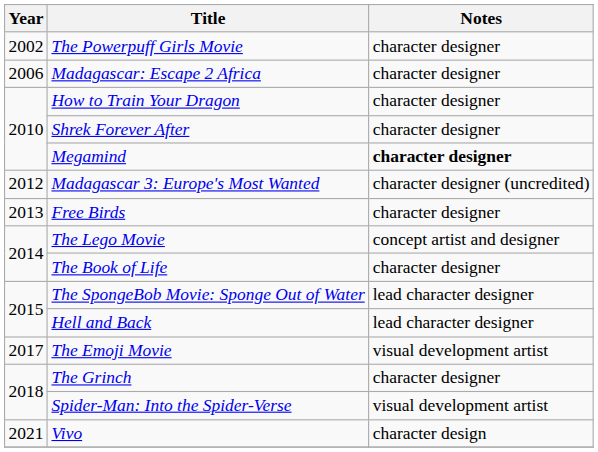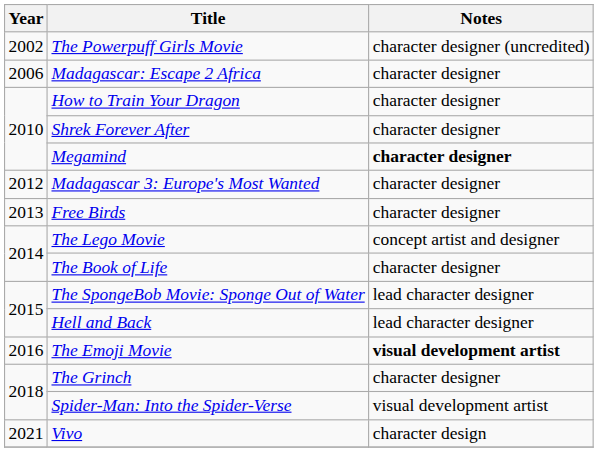(436, 45) character designer -> (481, 45) character designer (uncredited)
(481, 184) character designer (uncredited) -> (436, 184) character designer
(26, 350) 2017 -> (26, 350) 2016
(460, 350) normal -> (466, 350) bold
